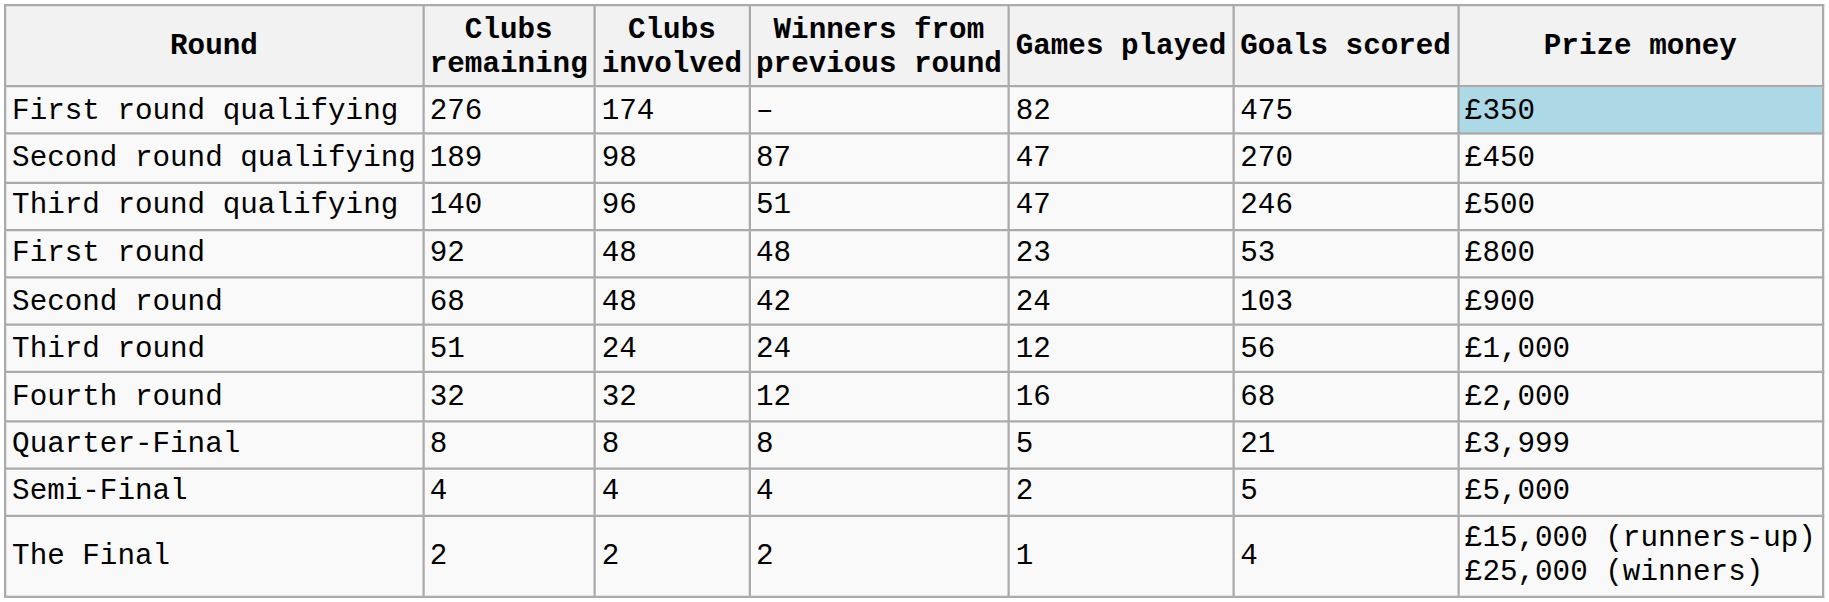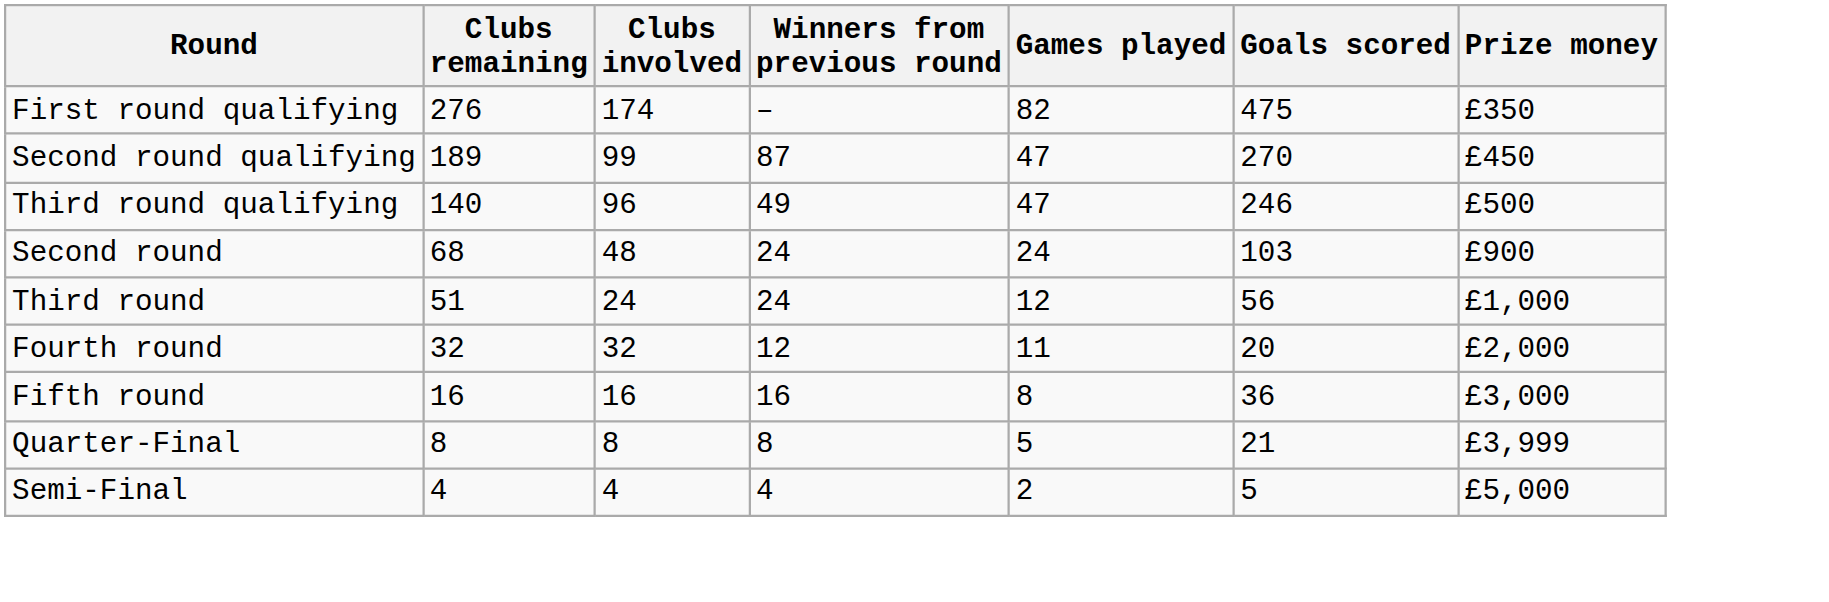(1500, 110) lightblue background -> (1500, 110) no background
(619, 158) 98 -> (619, 158) 99
(774, 206) 51 -> (774, 206) 49
- row: (109, 253)
(774, 301) 42 -> (774, 253) 24
(1033, 396) 16 -> (1033, 349) 11
(1258, 396) 68 -> (1258, 349) 20
+ row: (109, 396)
- row: (91, 556)
